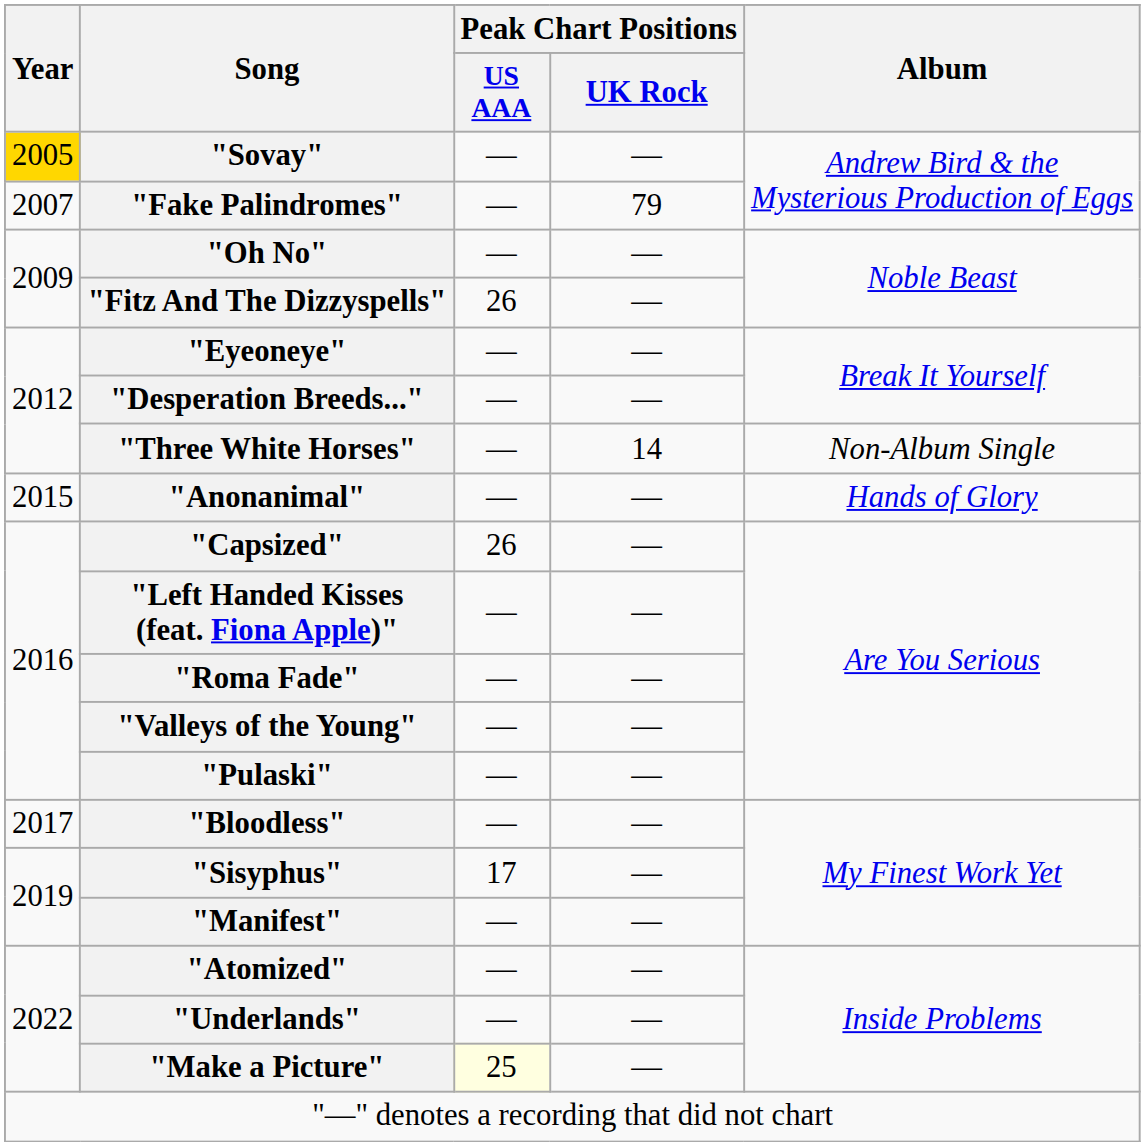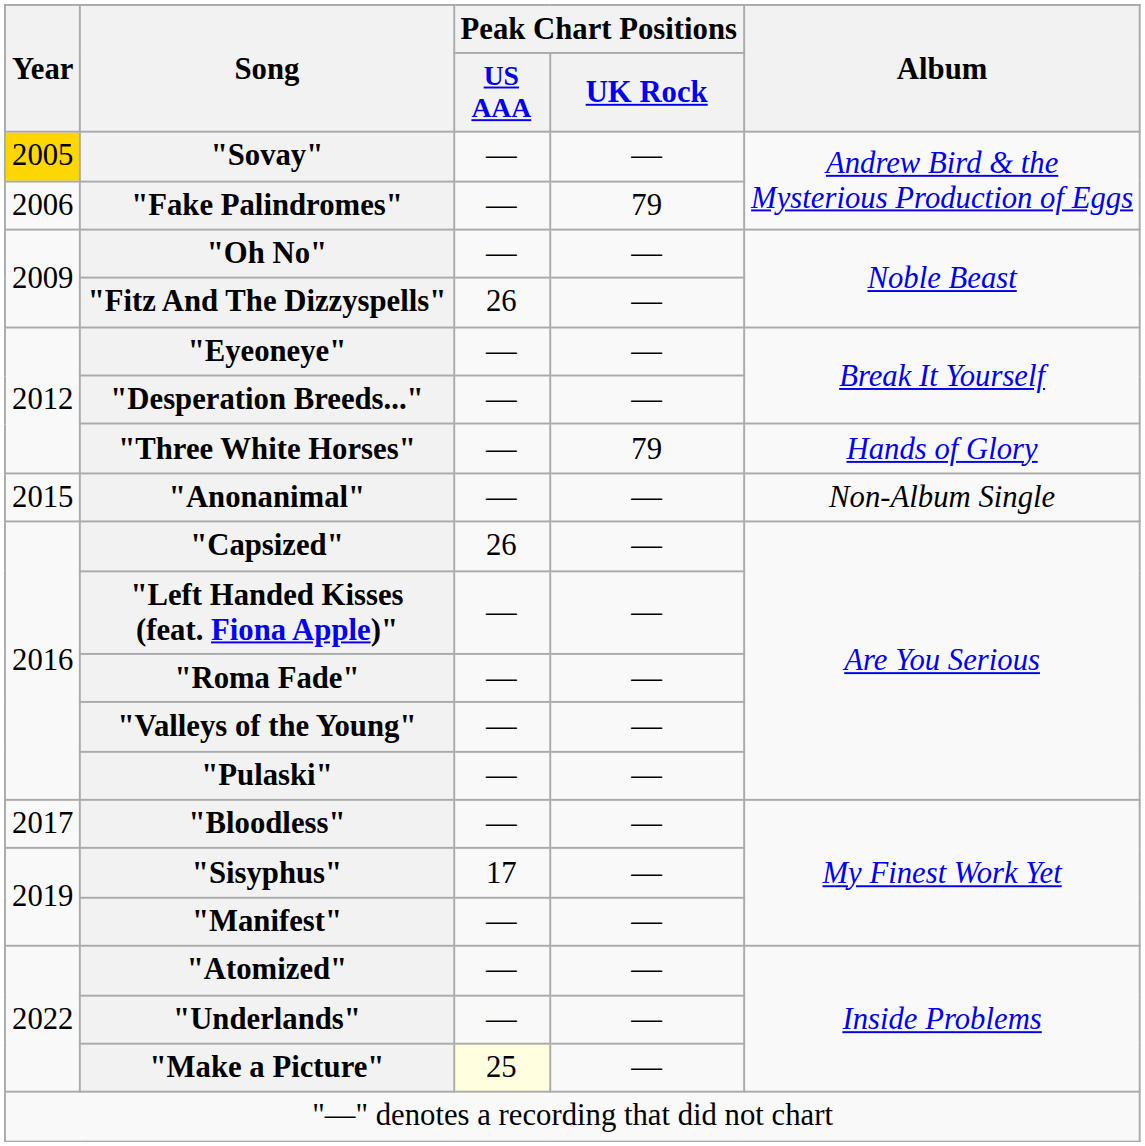(43, 204) 2007 -> (43, 204) 2006
(647, 448) 14 -> (647, 448) 79
(942, 448) Non-Album Single -> (942, 448) Hands of Glory
(942, 496) Hands of Glory -> (942, 496) Non-Album Single
